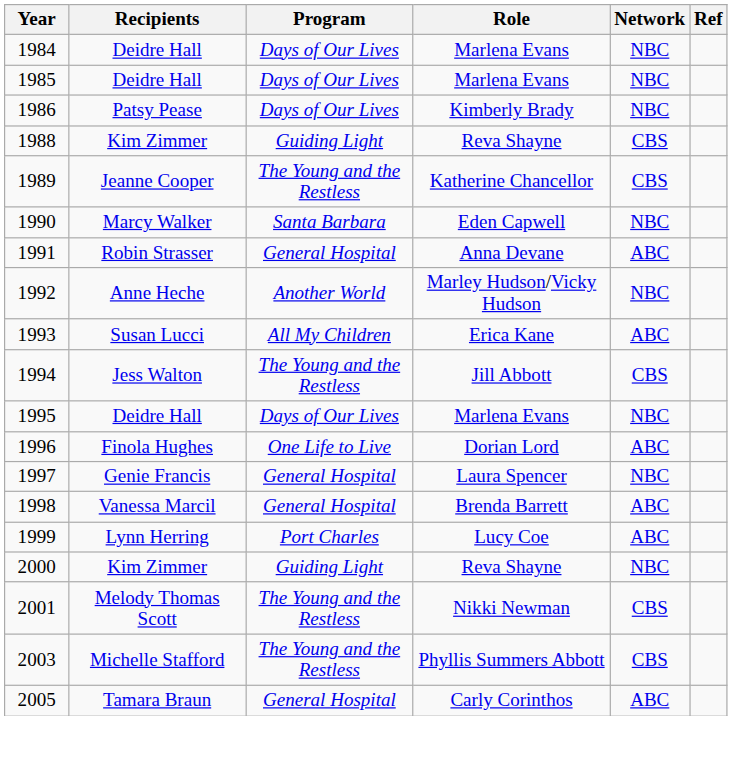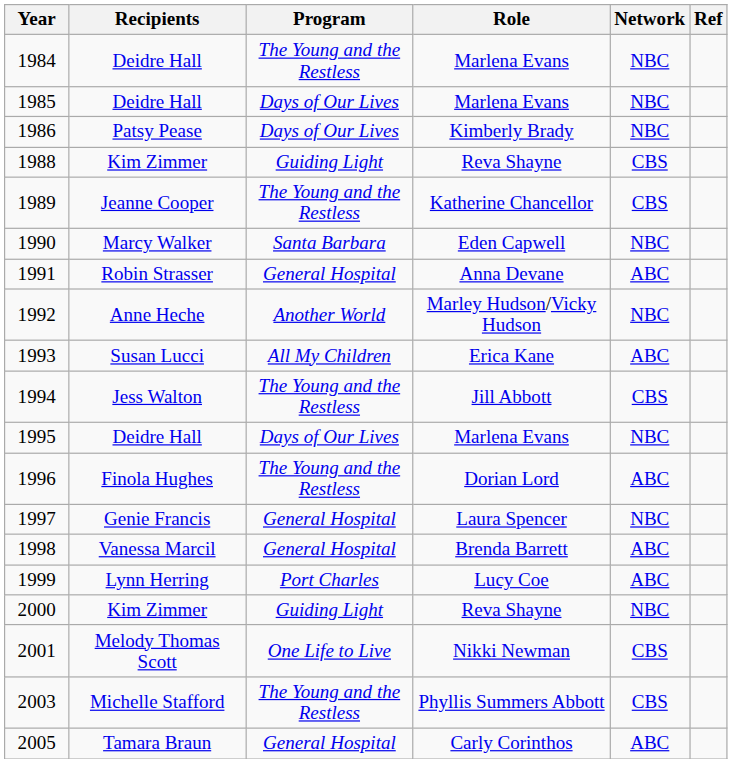(329, 49) Days of Our Lives -> (329, 60) The Young and the Restless
(329, 446) One Life to Live -> (329, 478) The Young and the Restless
(329, 607) The Young and the Restless -> (329, 650) One Life to Live
